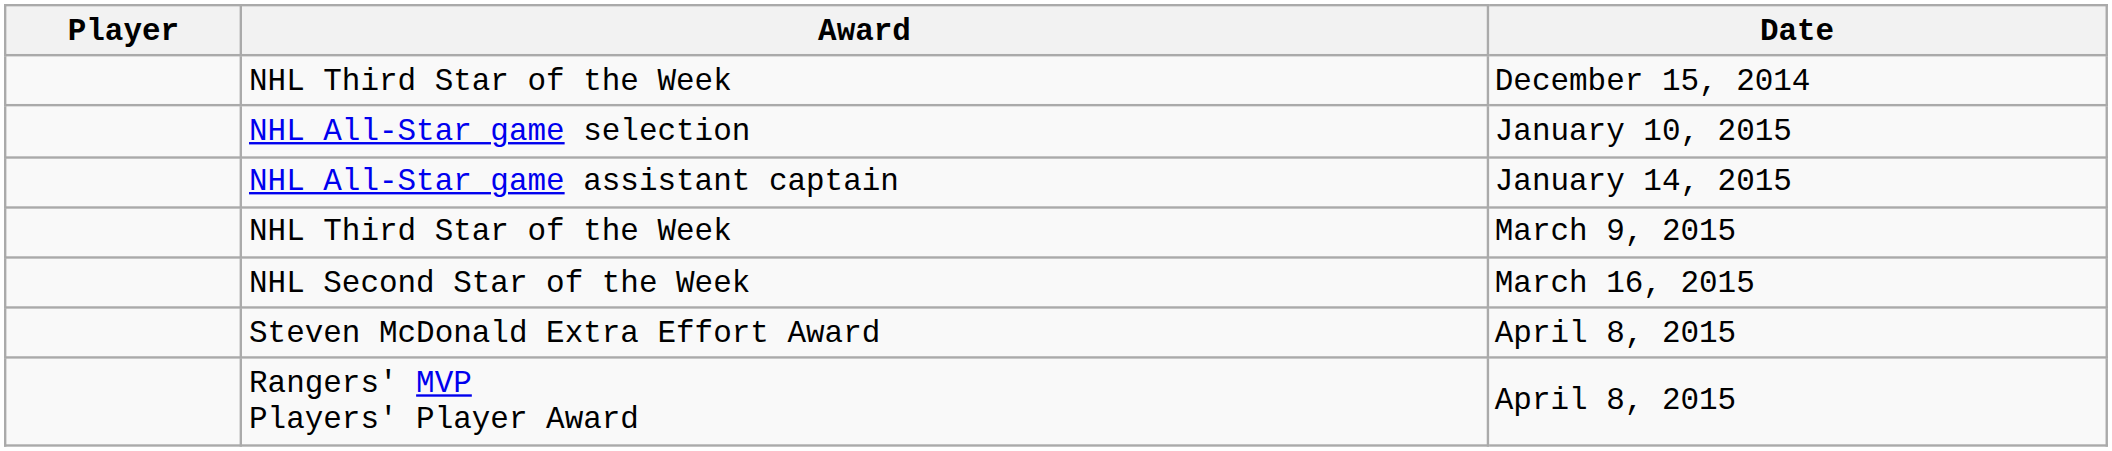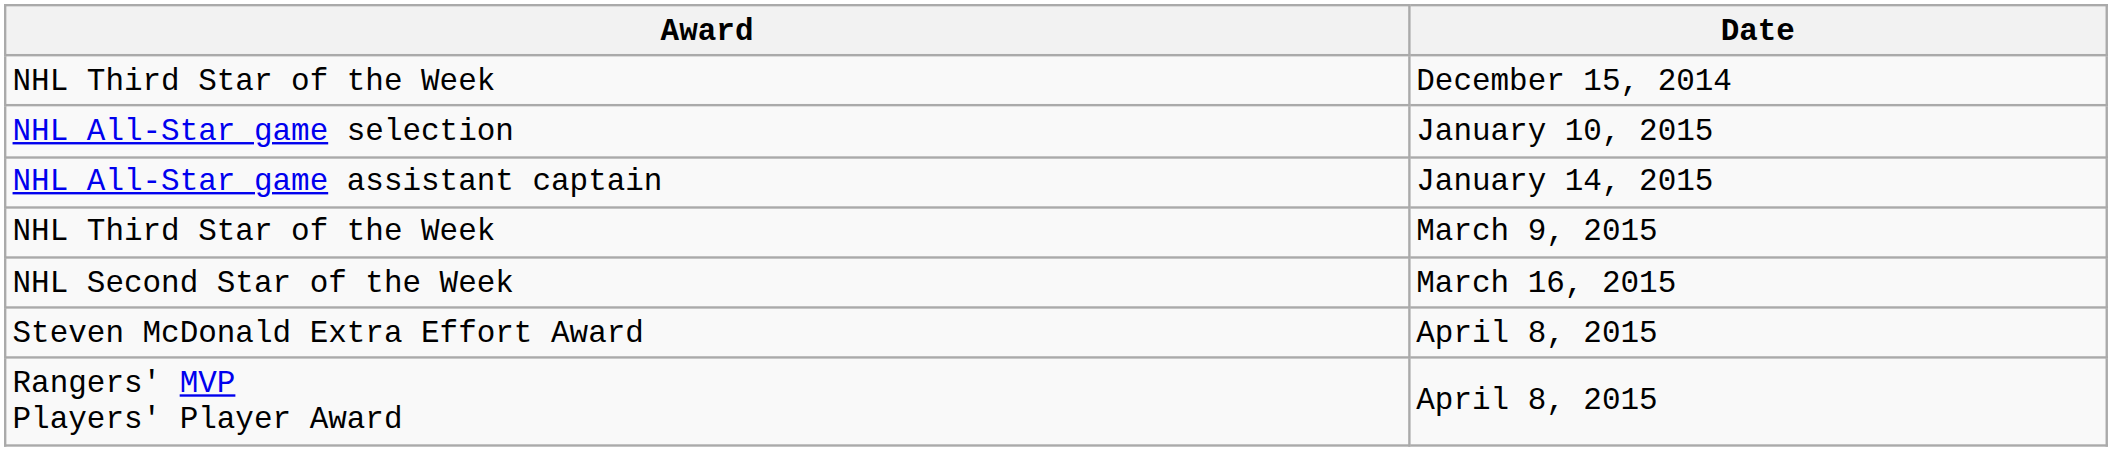- column: (123, 30)
